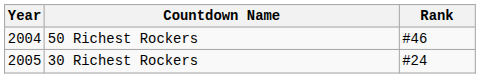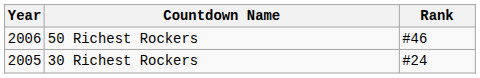(25, 39) 2004 -> (25, 39) 2006
